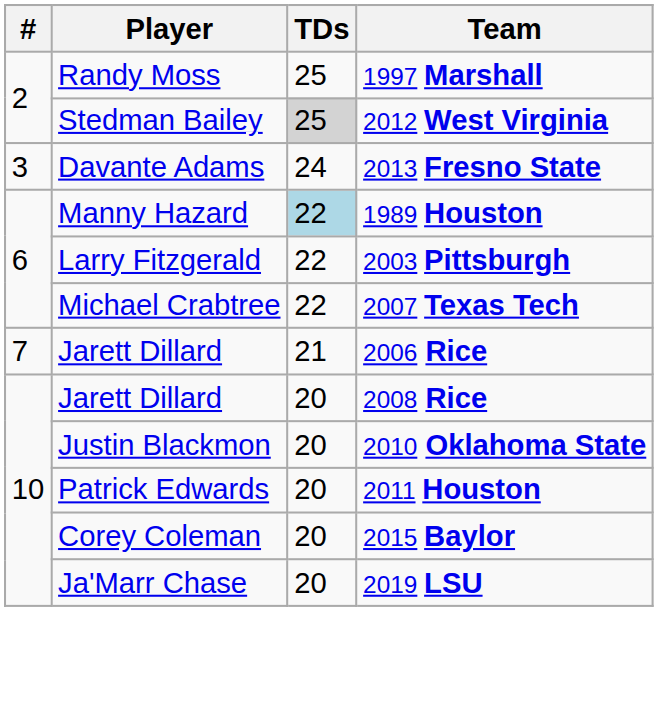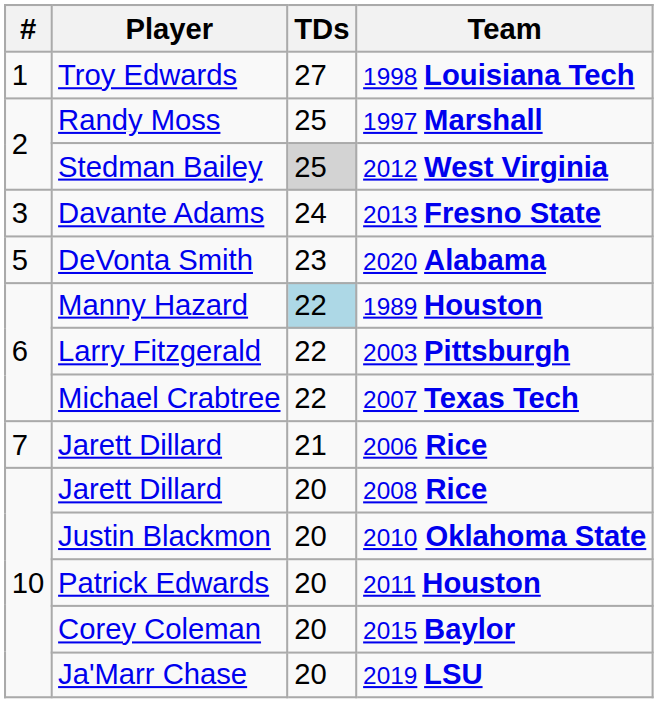+ row: (499, 75)
+ row: (455, 259)
